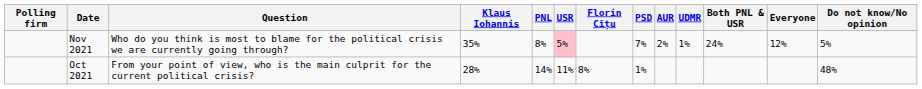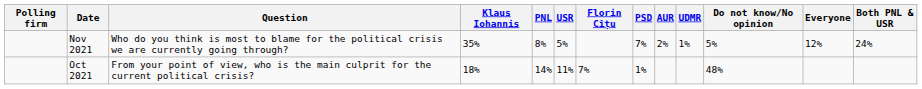columns swapped: (735, 18) <-> (867, 18)
(562, 44) pink background -> (562, 44) no background
(471, 70) 28% -> (471, 70) 18%
(584, 70) 8% -> (584, 70) 7%
